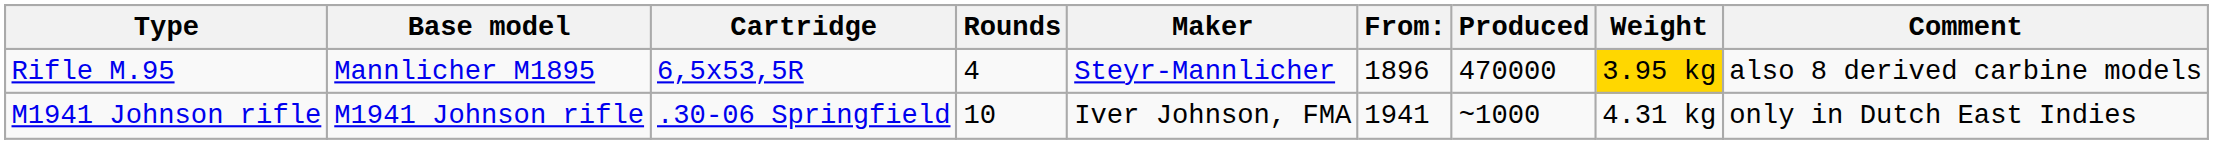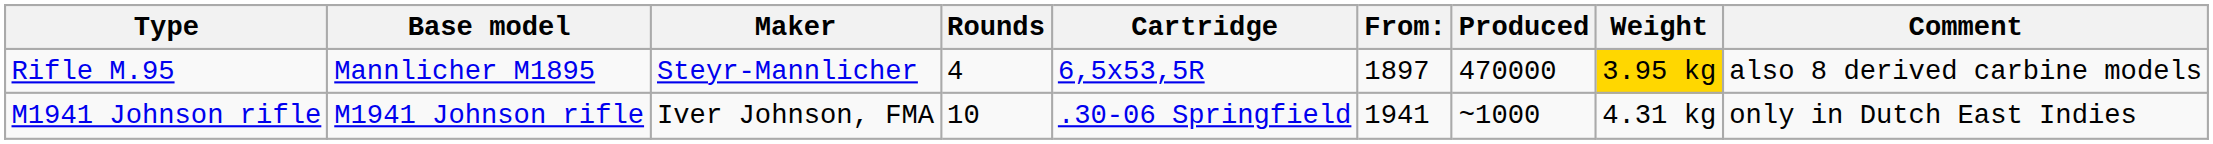columns swapped: (1213, 27) <-> (804, 27)
(1397, 71) 1896 -> (1397, 71) 1897
